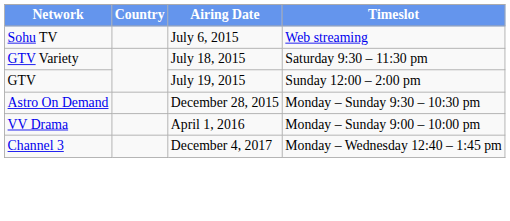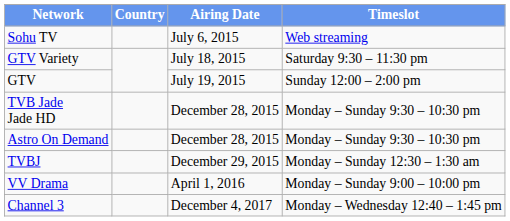+ row: (35, 110)
+ row: (24, 161)
